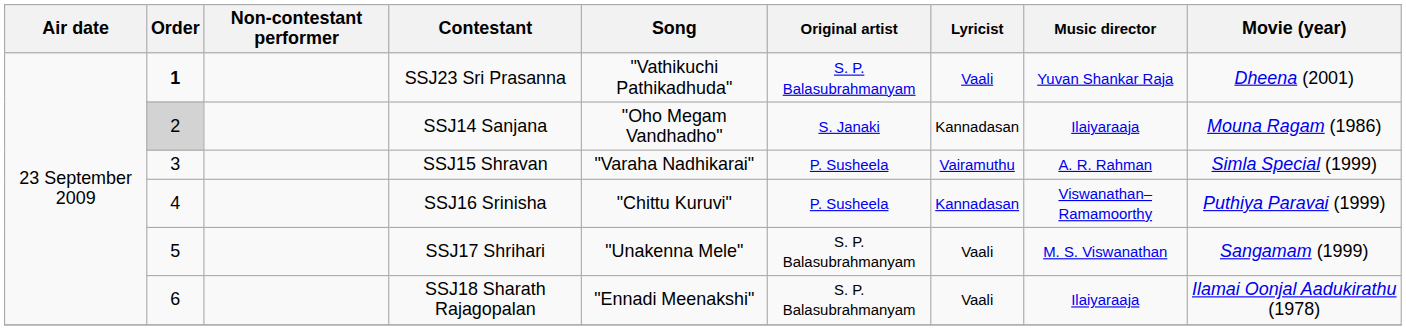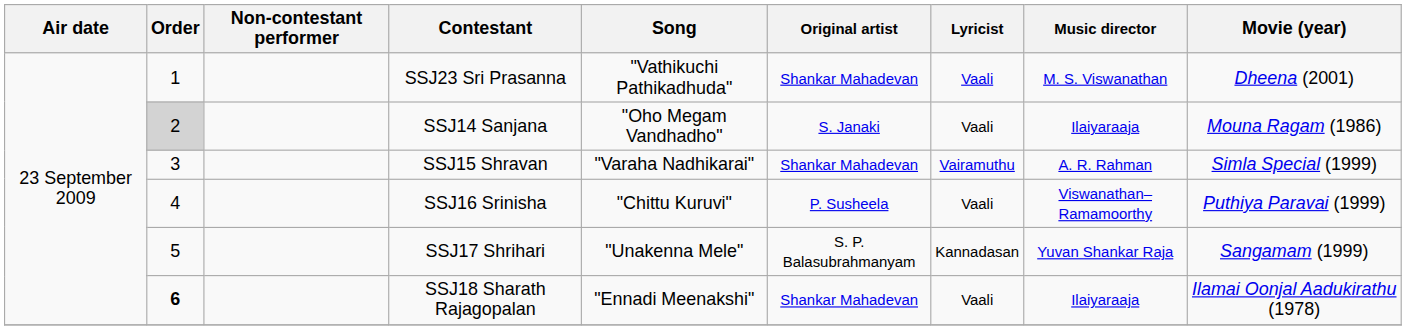(175, 77) bold -> (175, 77) normal
(849, 78) S. P. Balasubrahmanyam -> (849, 78) Shankar Mahadevan
(1105, 78) Yuvan Shankar Raja -> (1105, 78) M. S. Viswanathan
(977, 127) Kannadasan -> (977, 127) Vaali
(849, 165) P. Susheela -> (849, 165) Shankar Mahadevan
(977, 204) Kannadasan -> (977, 204) Vaali
(977, 252) Vaali -> (977, 252) Kannadasan
(1105, 252) M. S. Viswanathan -> (1105, 252) Yuvan Shankar Raja
(175, 300) normal -> (175, 300) bold
(849, 301) S. P. Balasubrahmanyam -> (849, 301) Shankar Mahadevan
